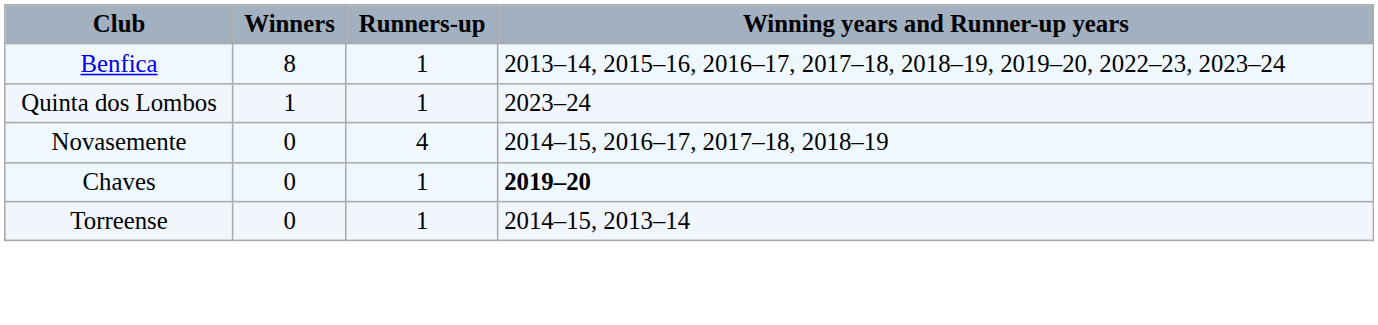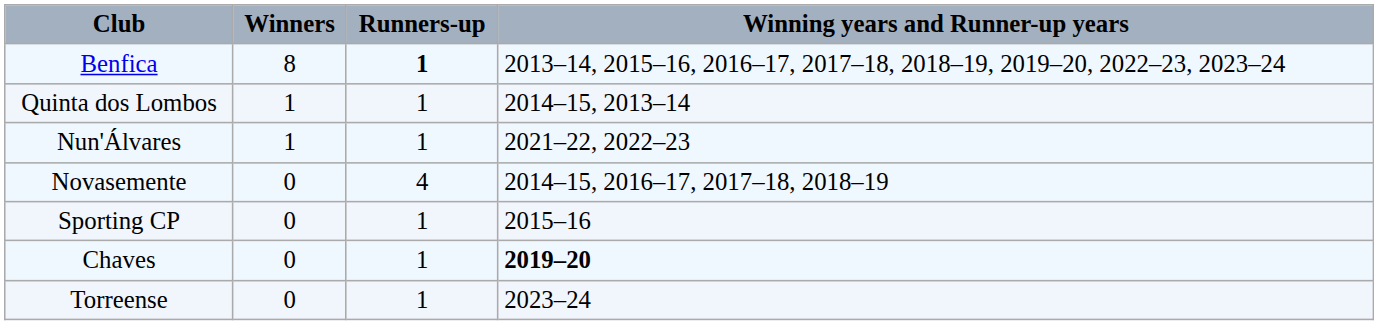(422, 63) normal -> (422, 63) bold
(548, 102) 2023–24 -> (597, 102) 2014–15, 2013–14
+ row: (119, 142)
+ row: (119, 220)
(597, 220) 2014–15, 2013–14 -> (548, 299) 2023–24
